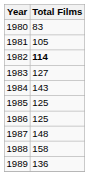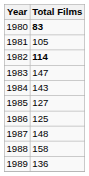(38, 27) normal -> (38, 27) bold
(40, 73) 127 -> (40, 73) 147
(40, 103) 125 -> (40, 103) 127
